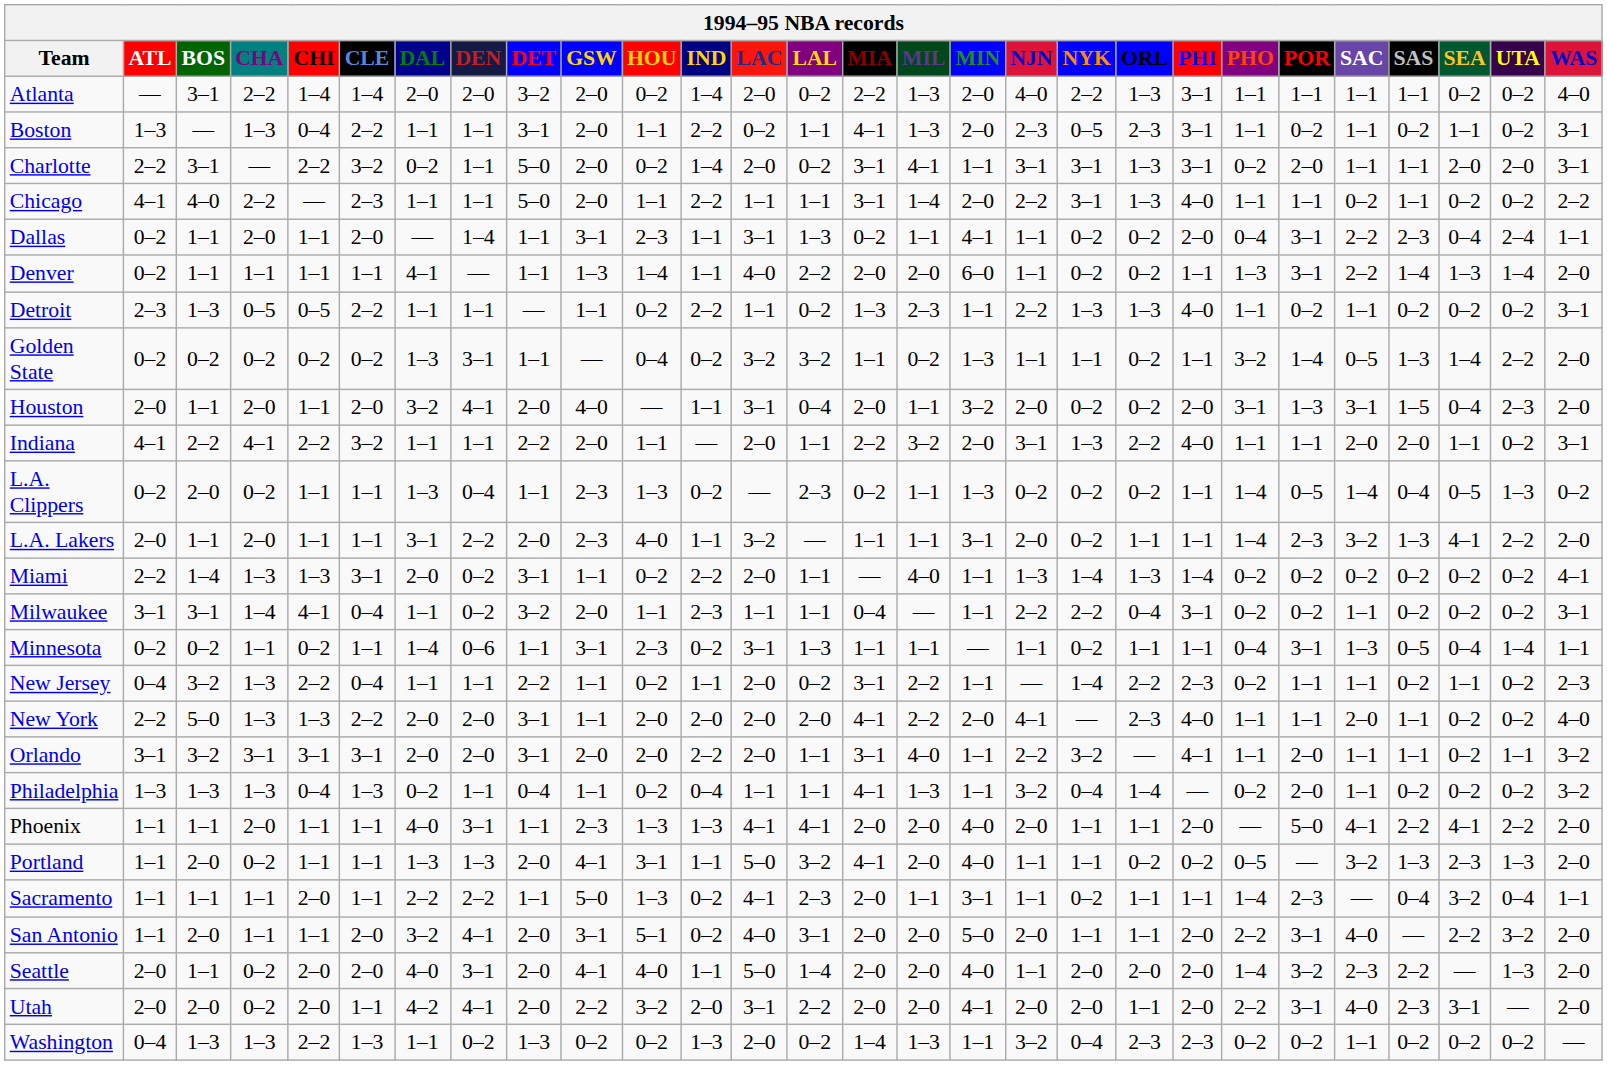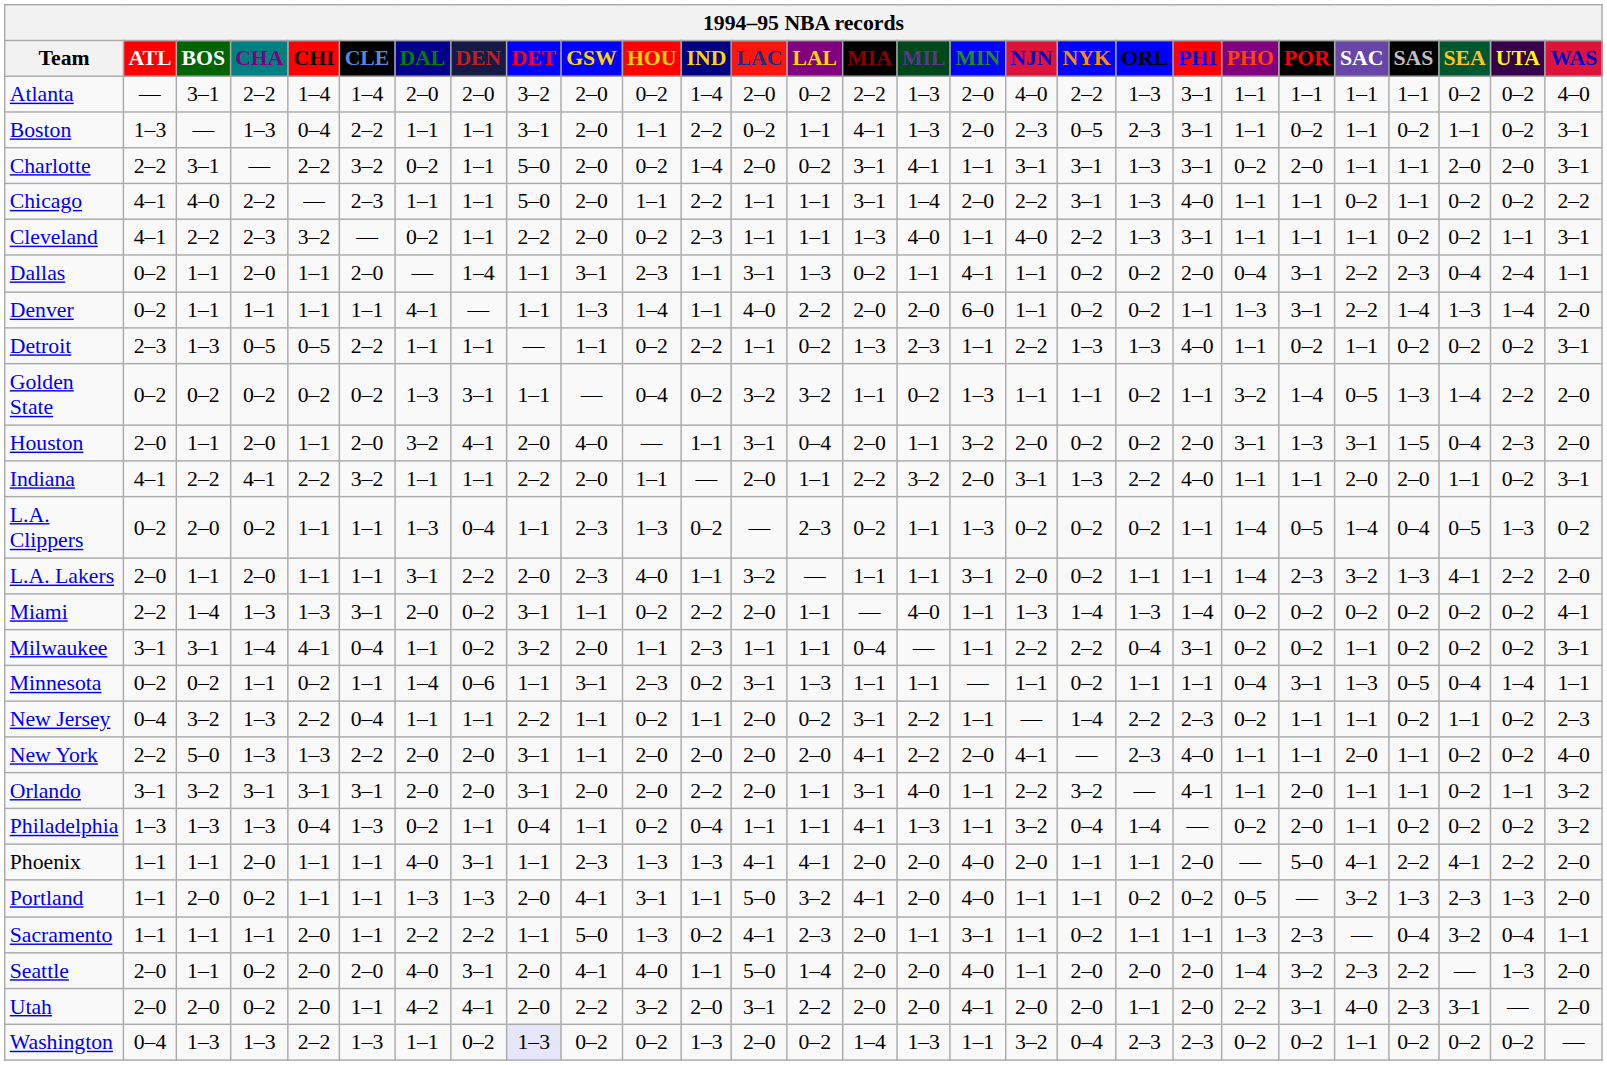+ row: (54, 237)
(1250, 898) 1–4 -> (1250, 934) 1–3
- row: (64, 934)
(534, 1041) no background -> (534, 1041) lavender background
